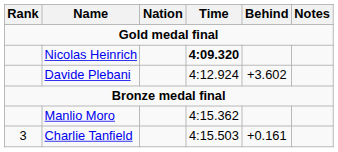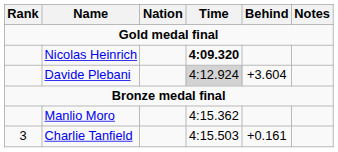(214, 75) no background -> (214, 75) lightgrey background
(267, 75) +3.602 -> (267, 75) +3.604
